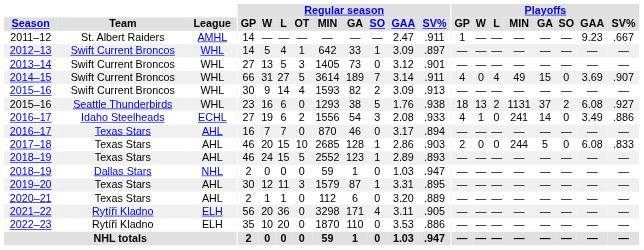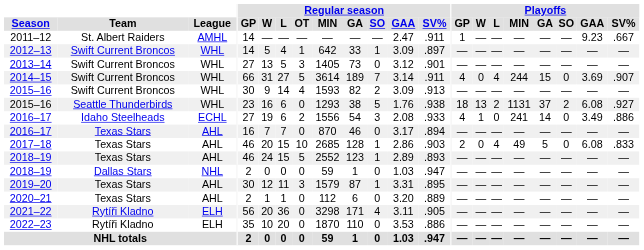(519, 77) 49 -> (519, 77) 244
(497, 144) 0 -> (497, 144) 4
(519, 144) 244 -> (519, 144) 49
